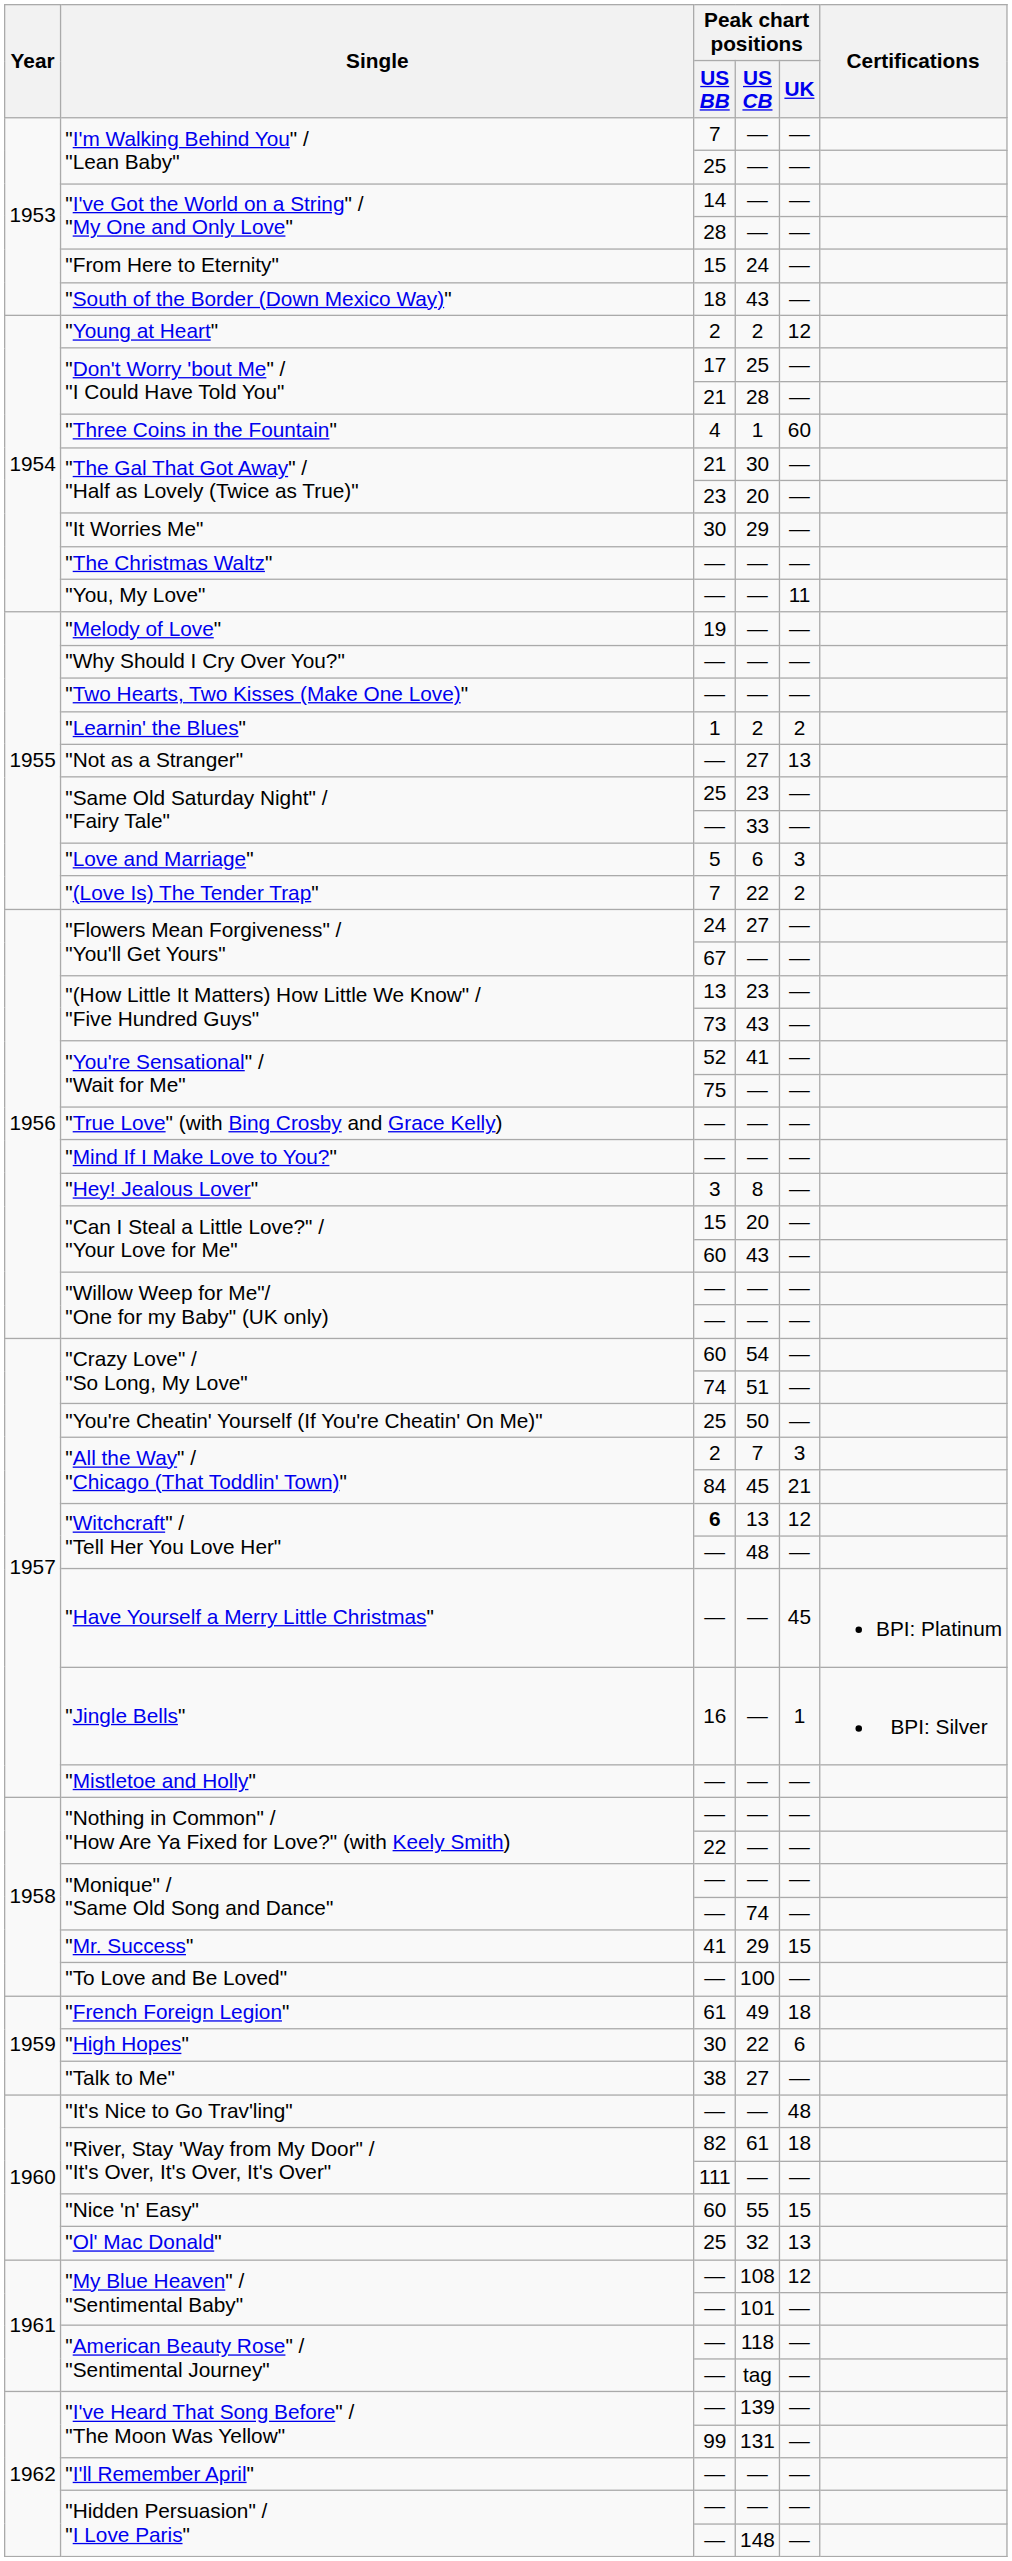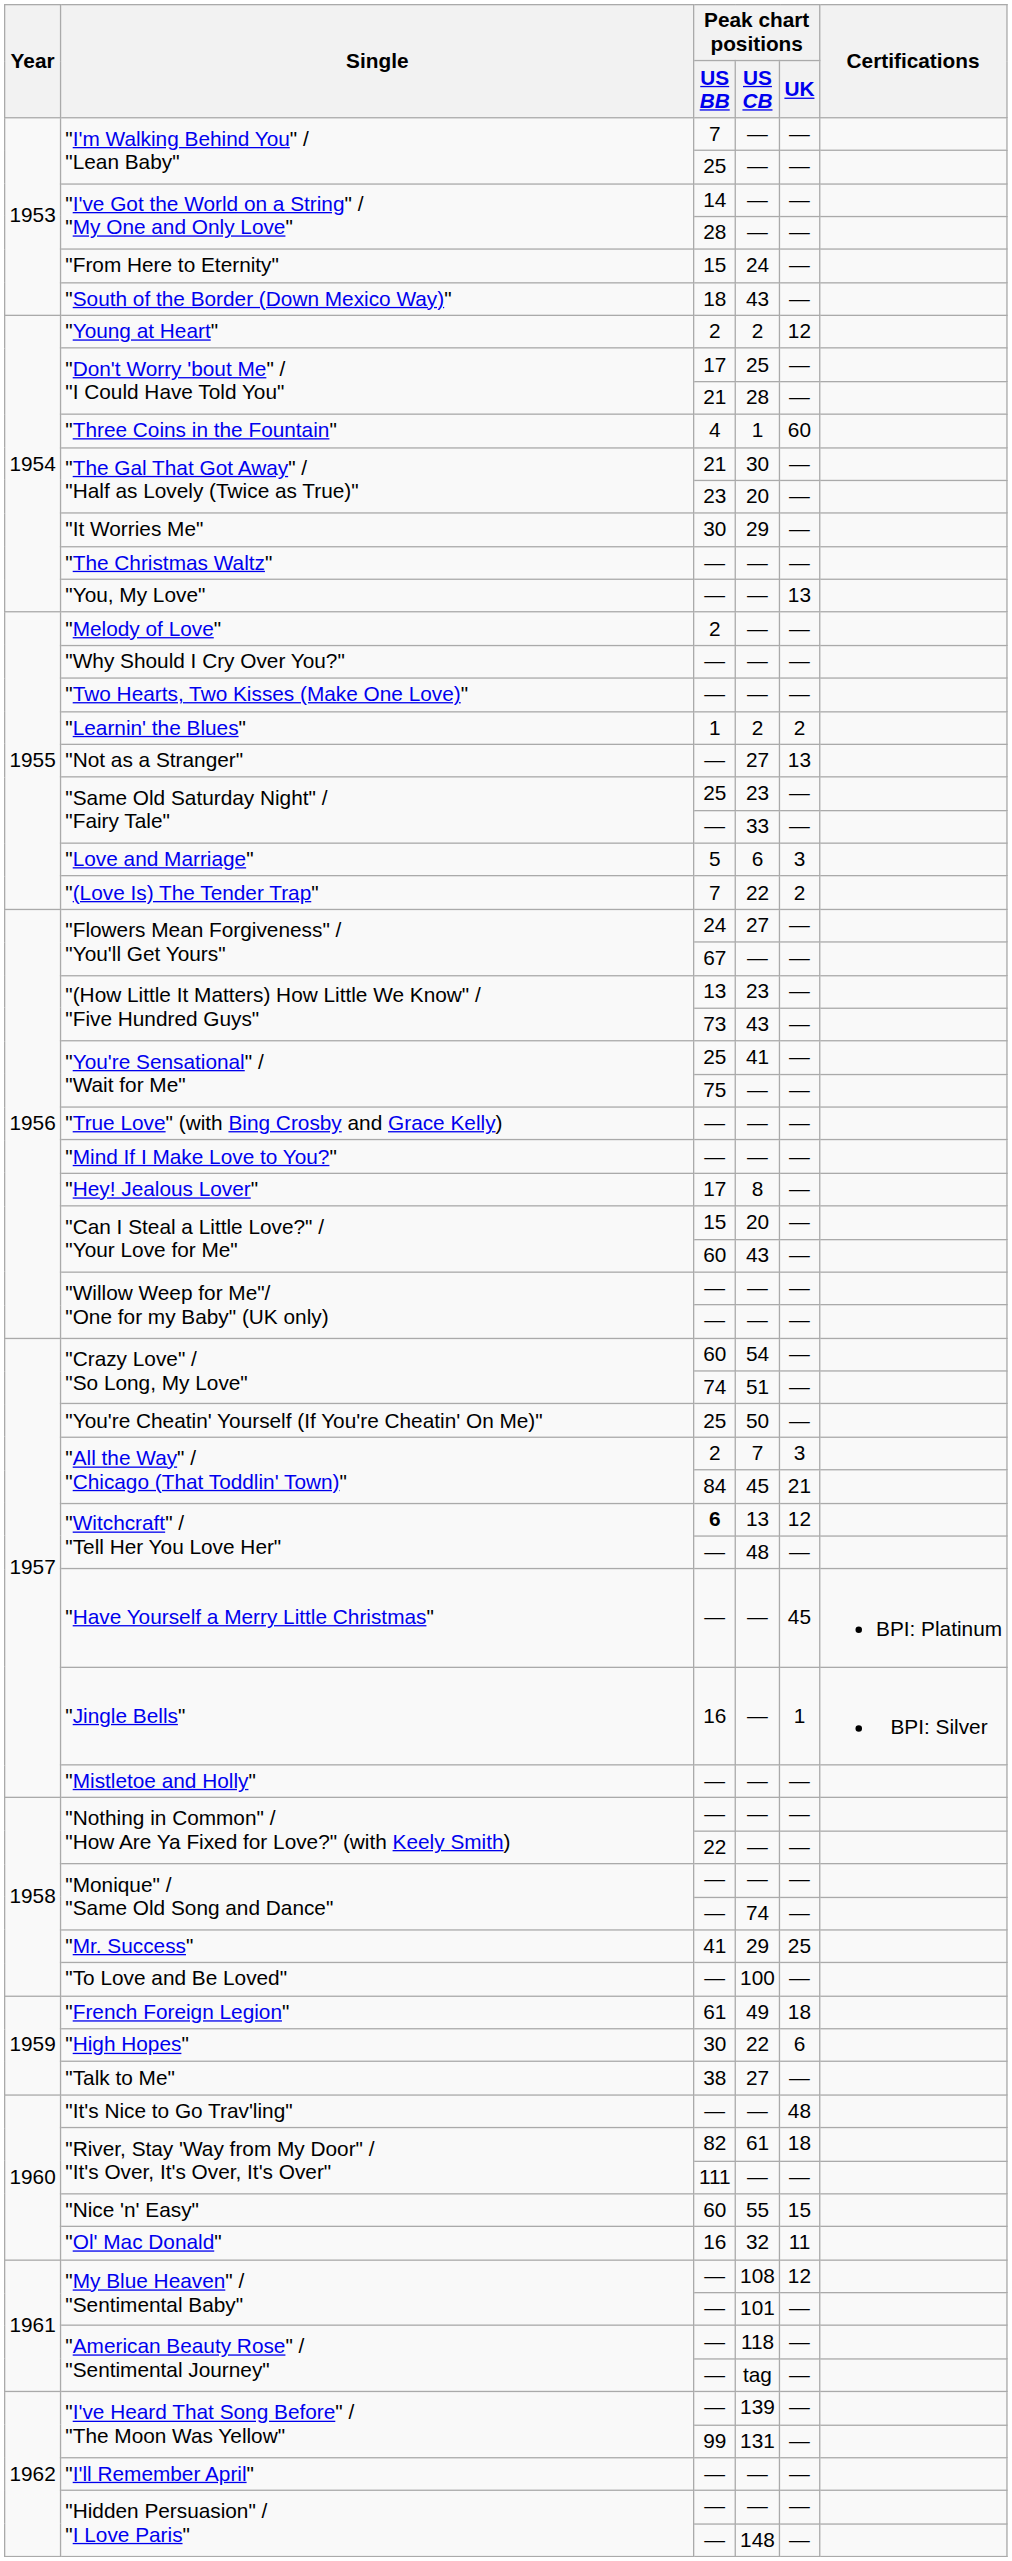(799, 595) 11 -> (799, 595) 13
(715, 628) 19 -> (715, 628) 2
(715, 1057) 52 -> (715, 1057) 25
(715, 1189) 3 -> (715, 1189) 17
(799, 1946) 15 -> (799, 1946) 25
(715, 2243) 25 -> (715, 2243) 16
(799, 2243) 13 -> (799, 2243) 11
